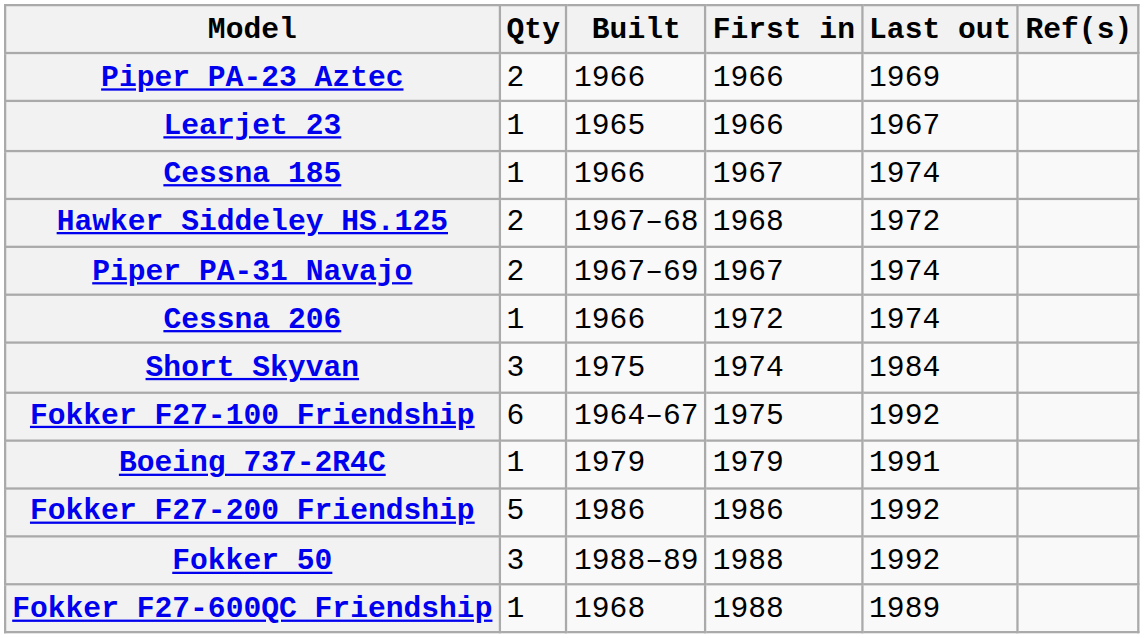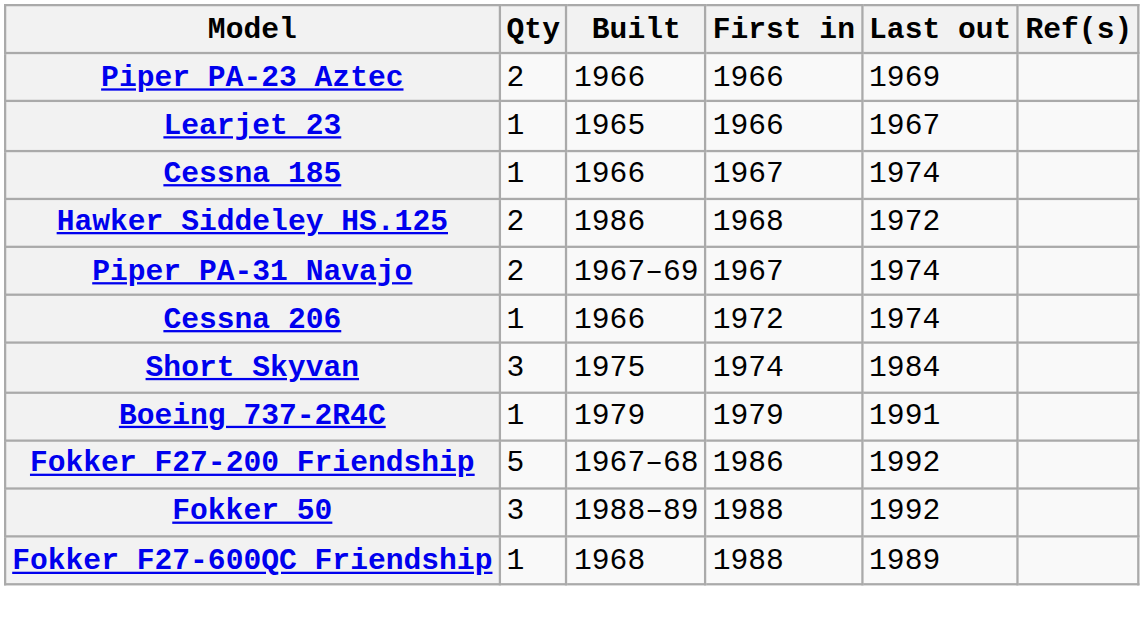(636, 223) 1967–68 -> (610, 223) 1986
- row: (252, 416)
(610, 512) 1986 -> (636, 464) 1967–68
